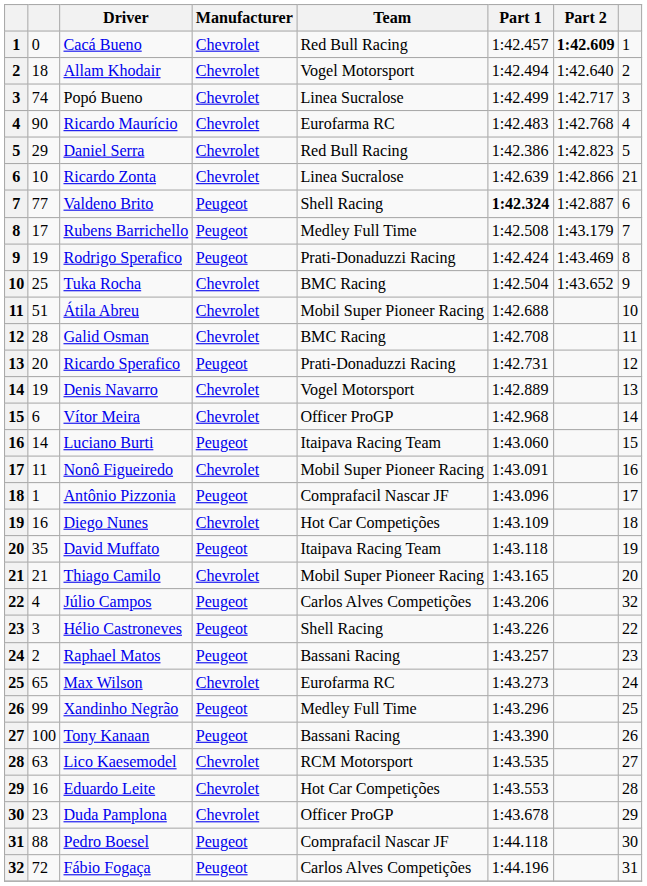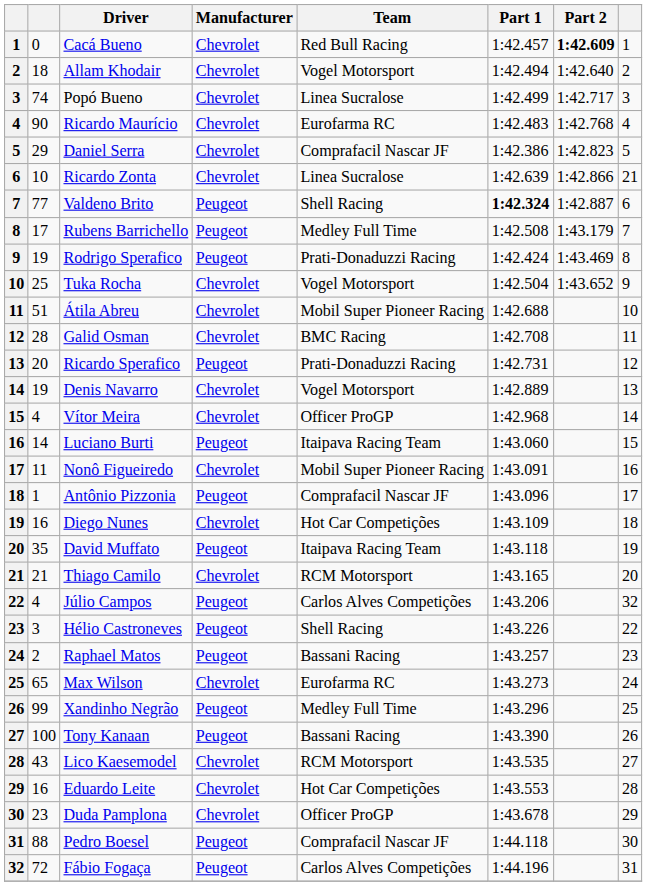(354, 150) Red Bull Racing -> (375, 150) Comprafacil Nascar JF
(343, 283) BMC Racing -> (357, 283) Vogel Motorsport
(36, 416) 6 -> (36, 416) 4
(392, 575) Mobil Super Pioneer Racing -> (357, 575) RCM Motorsport
(40, 761) 63 -> (40, 761) 43
